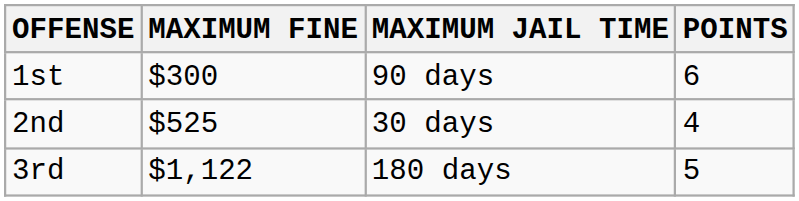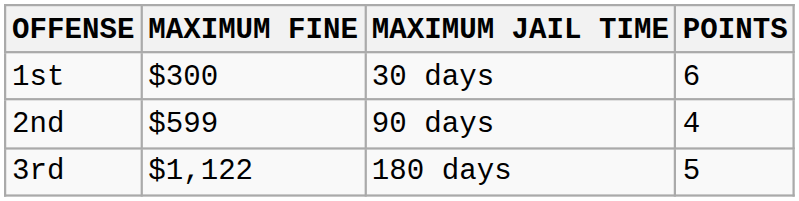(433, 76) 90 days -> (433, 76) 30 days
(183, 124) $525 -> (183, 124) $599
(433, 124) 30 days -> (433, 124) 90 days
